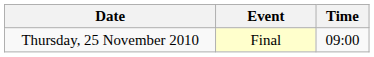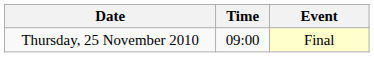columns swapped: (342, 16) <-> (266, 16)
